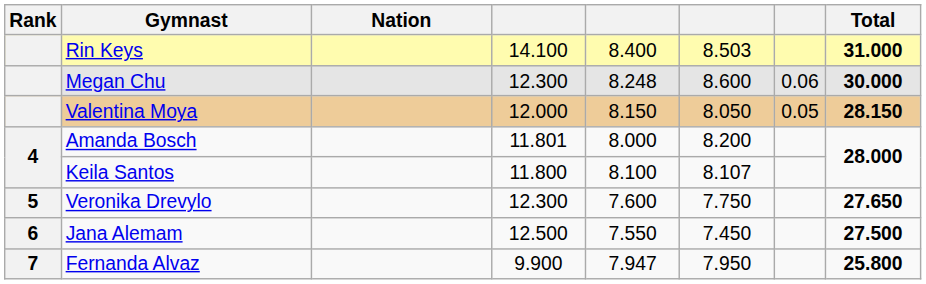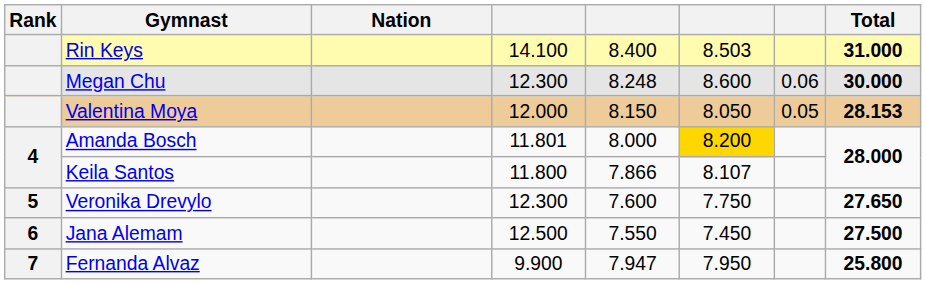(873, 111) 28.150 -> (873, 111) 28.153
(727, 141) no background -> (727, 141) gold background
(633, 172) 8.100 -> (633, 172) 7.866
